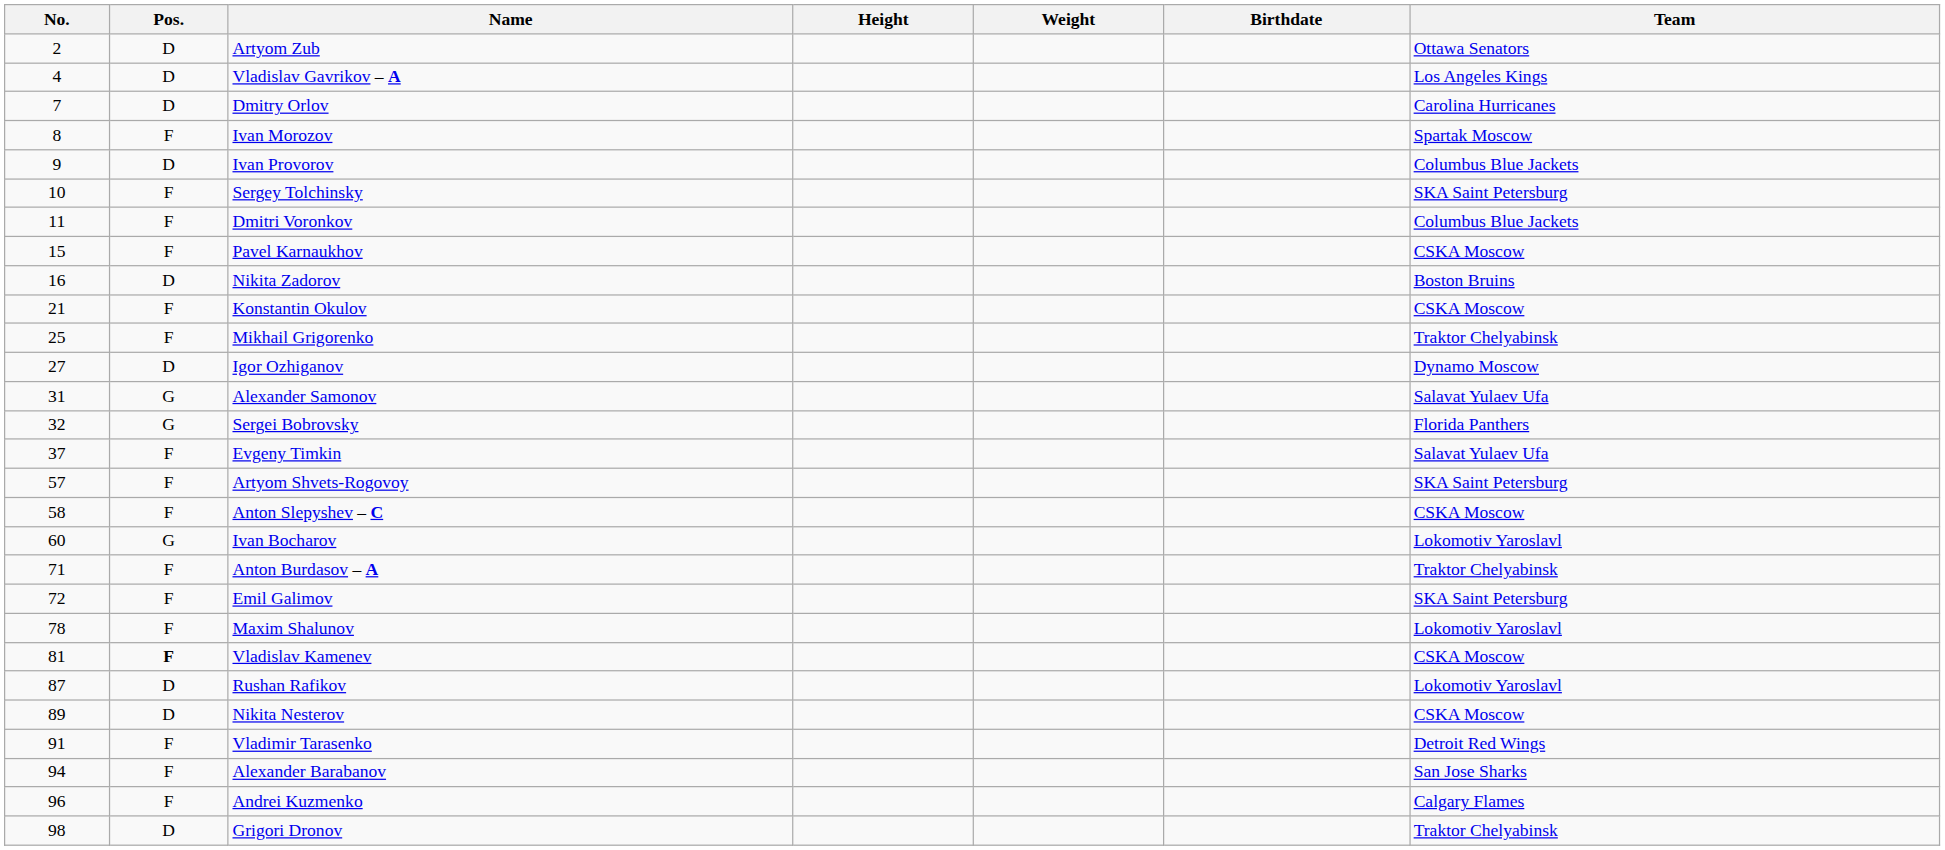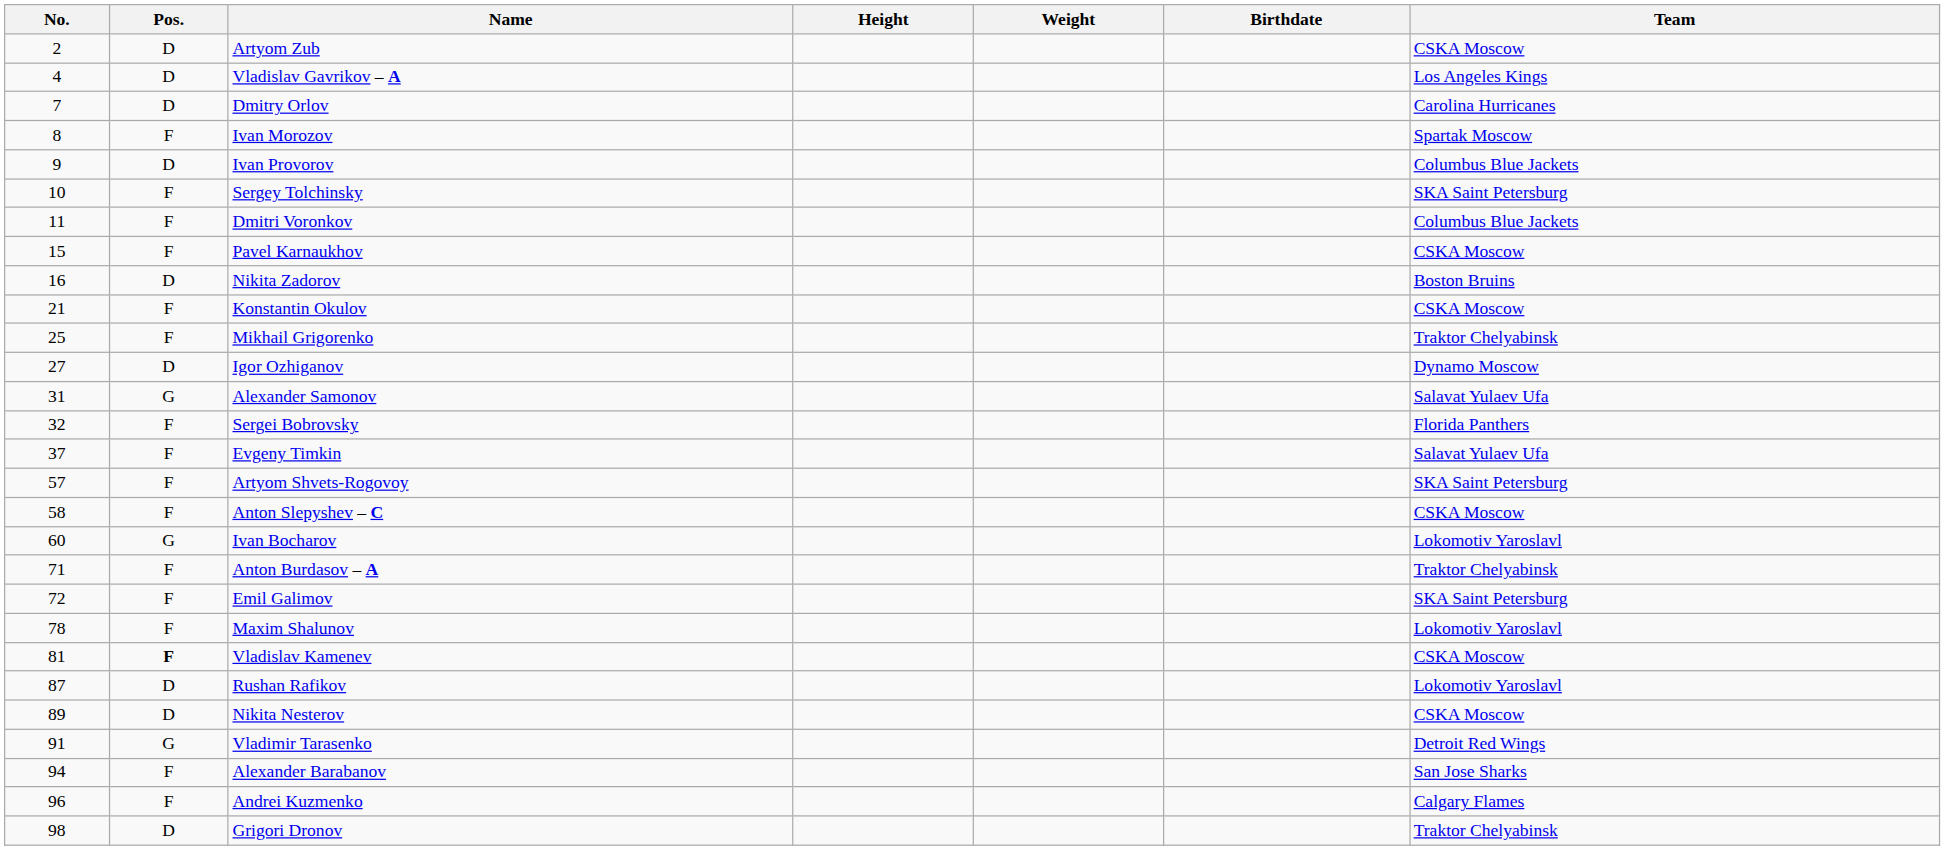(1471, 48) Ottawa Senators -> (1469, 48) CSKA Moscow
(169, 425) G -> (169, 425) F
(169, 743) F -> (169, 743) G
